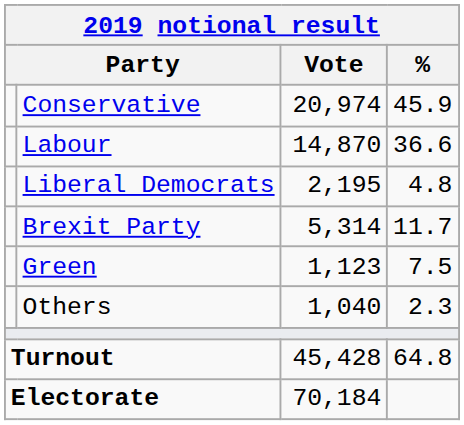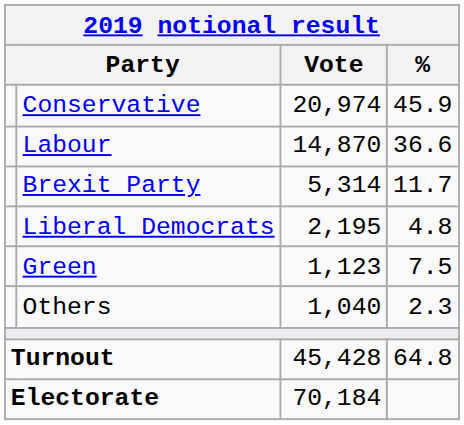rows swapped: (112, 226) <-> (149, 186)
